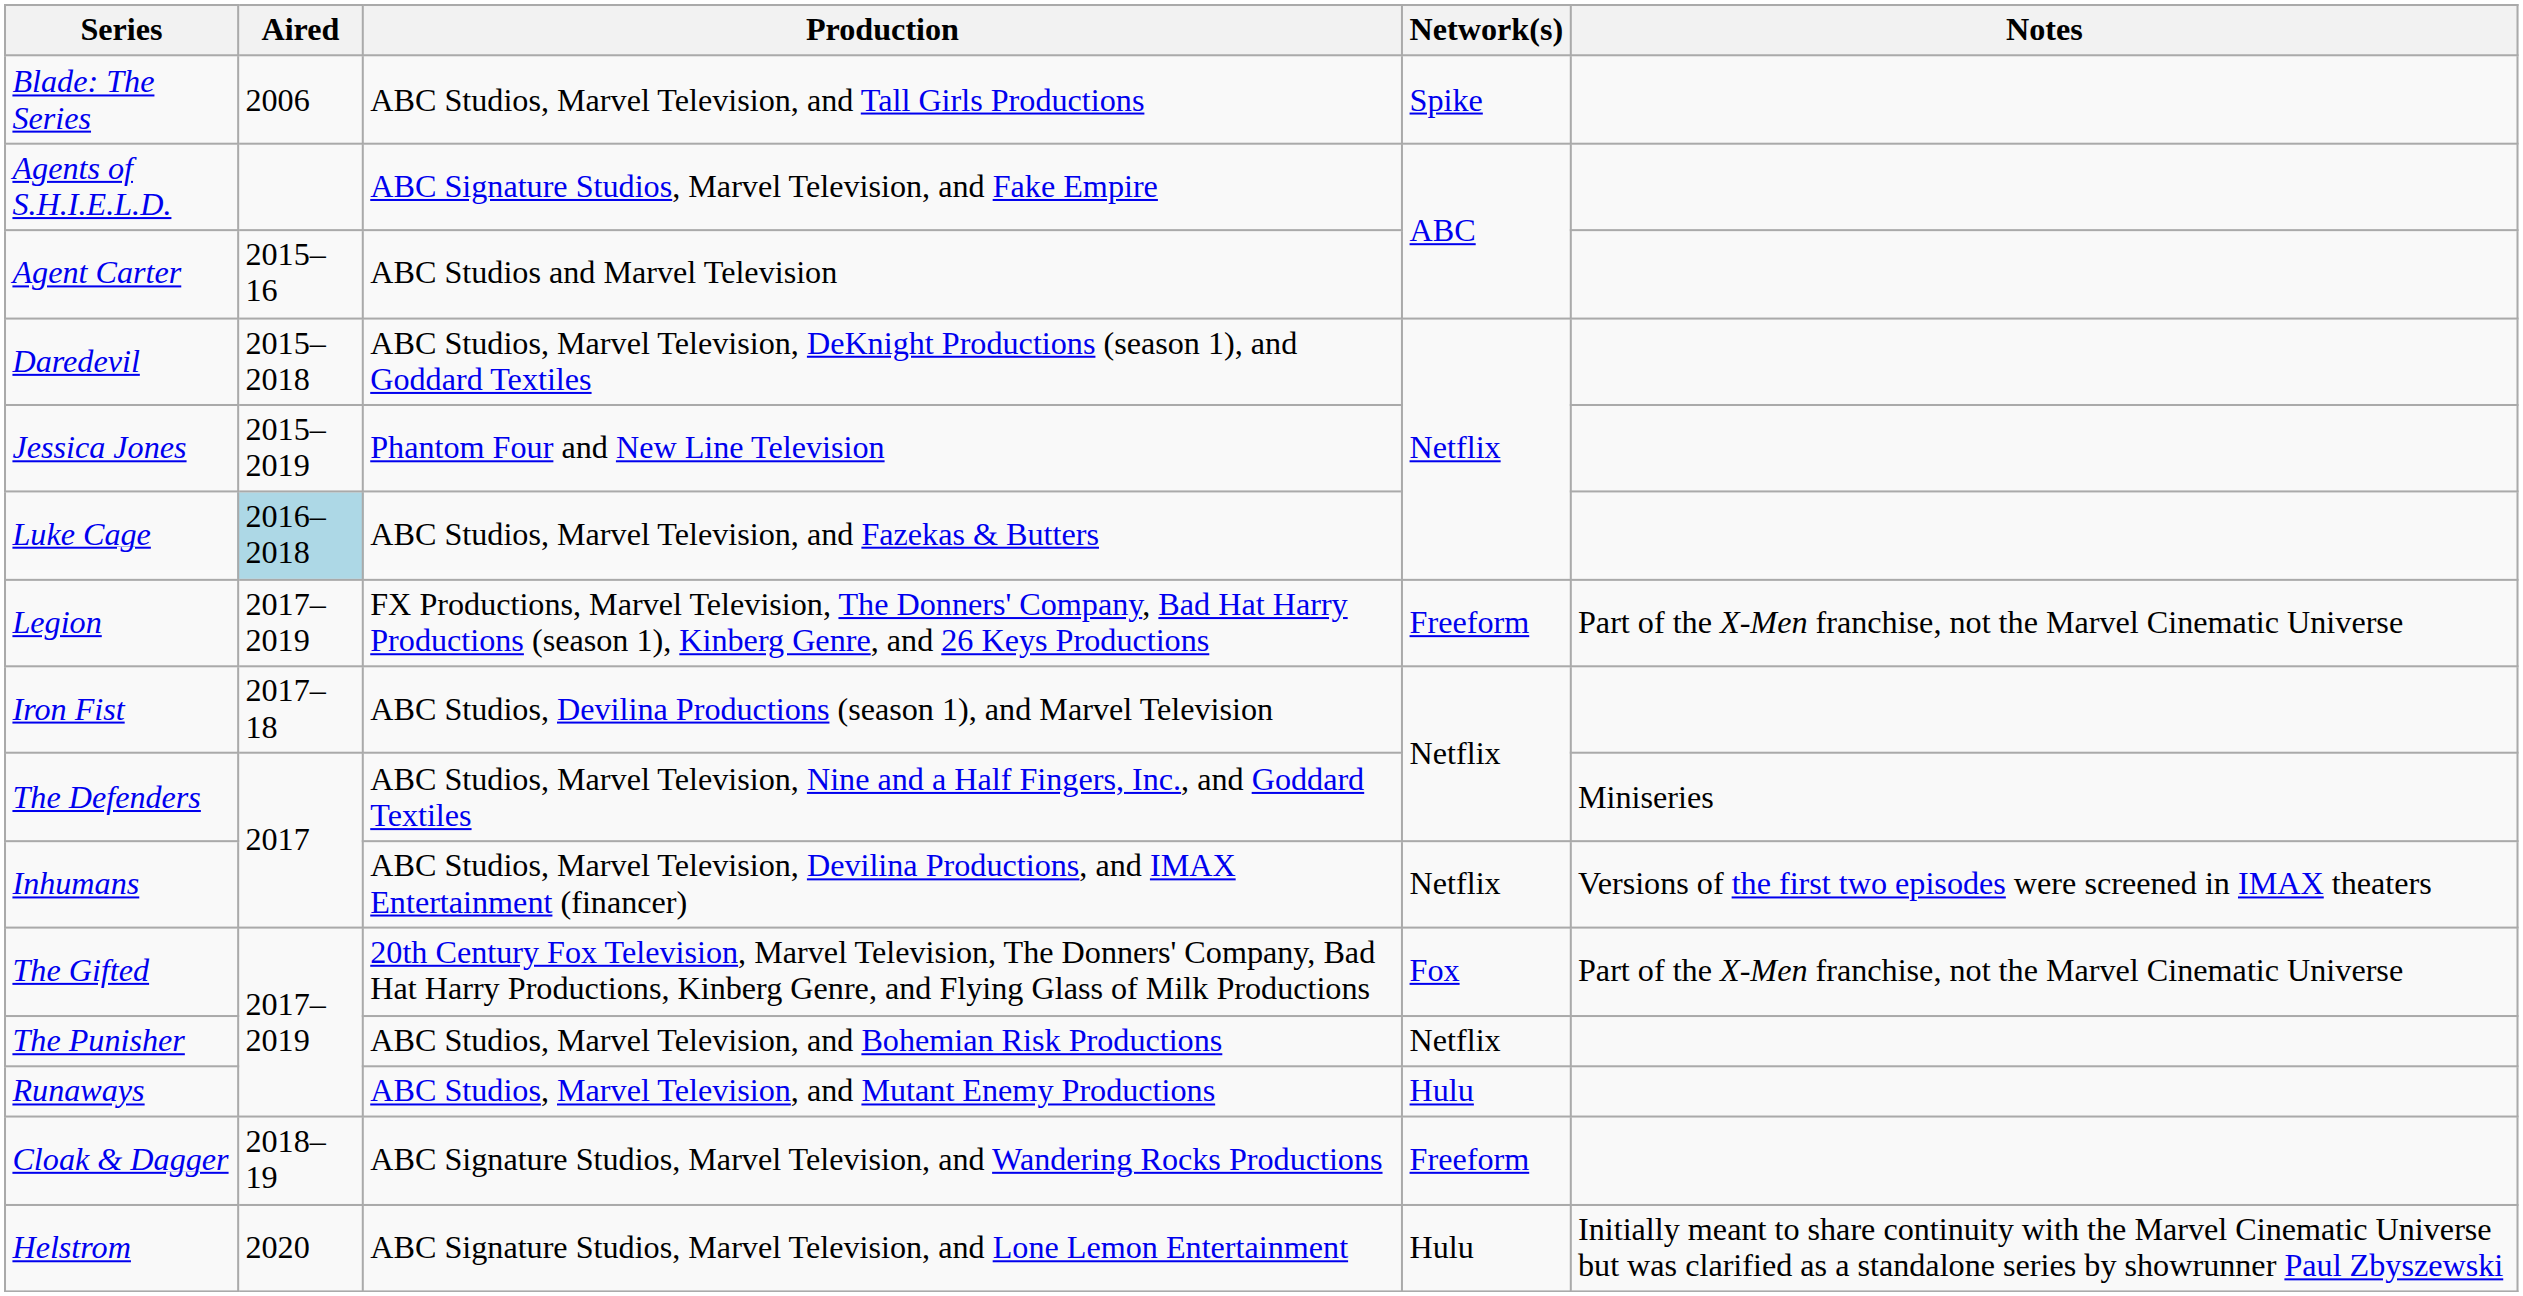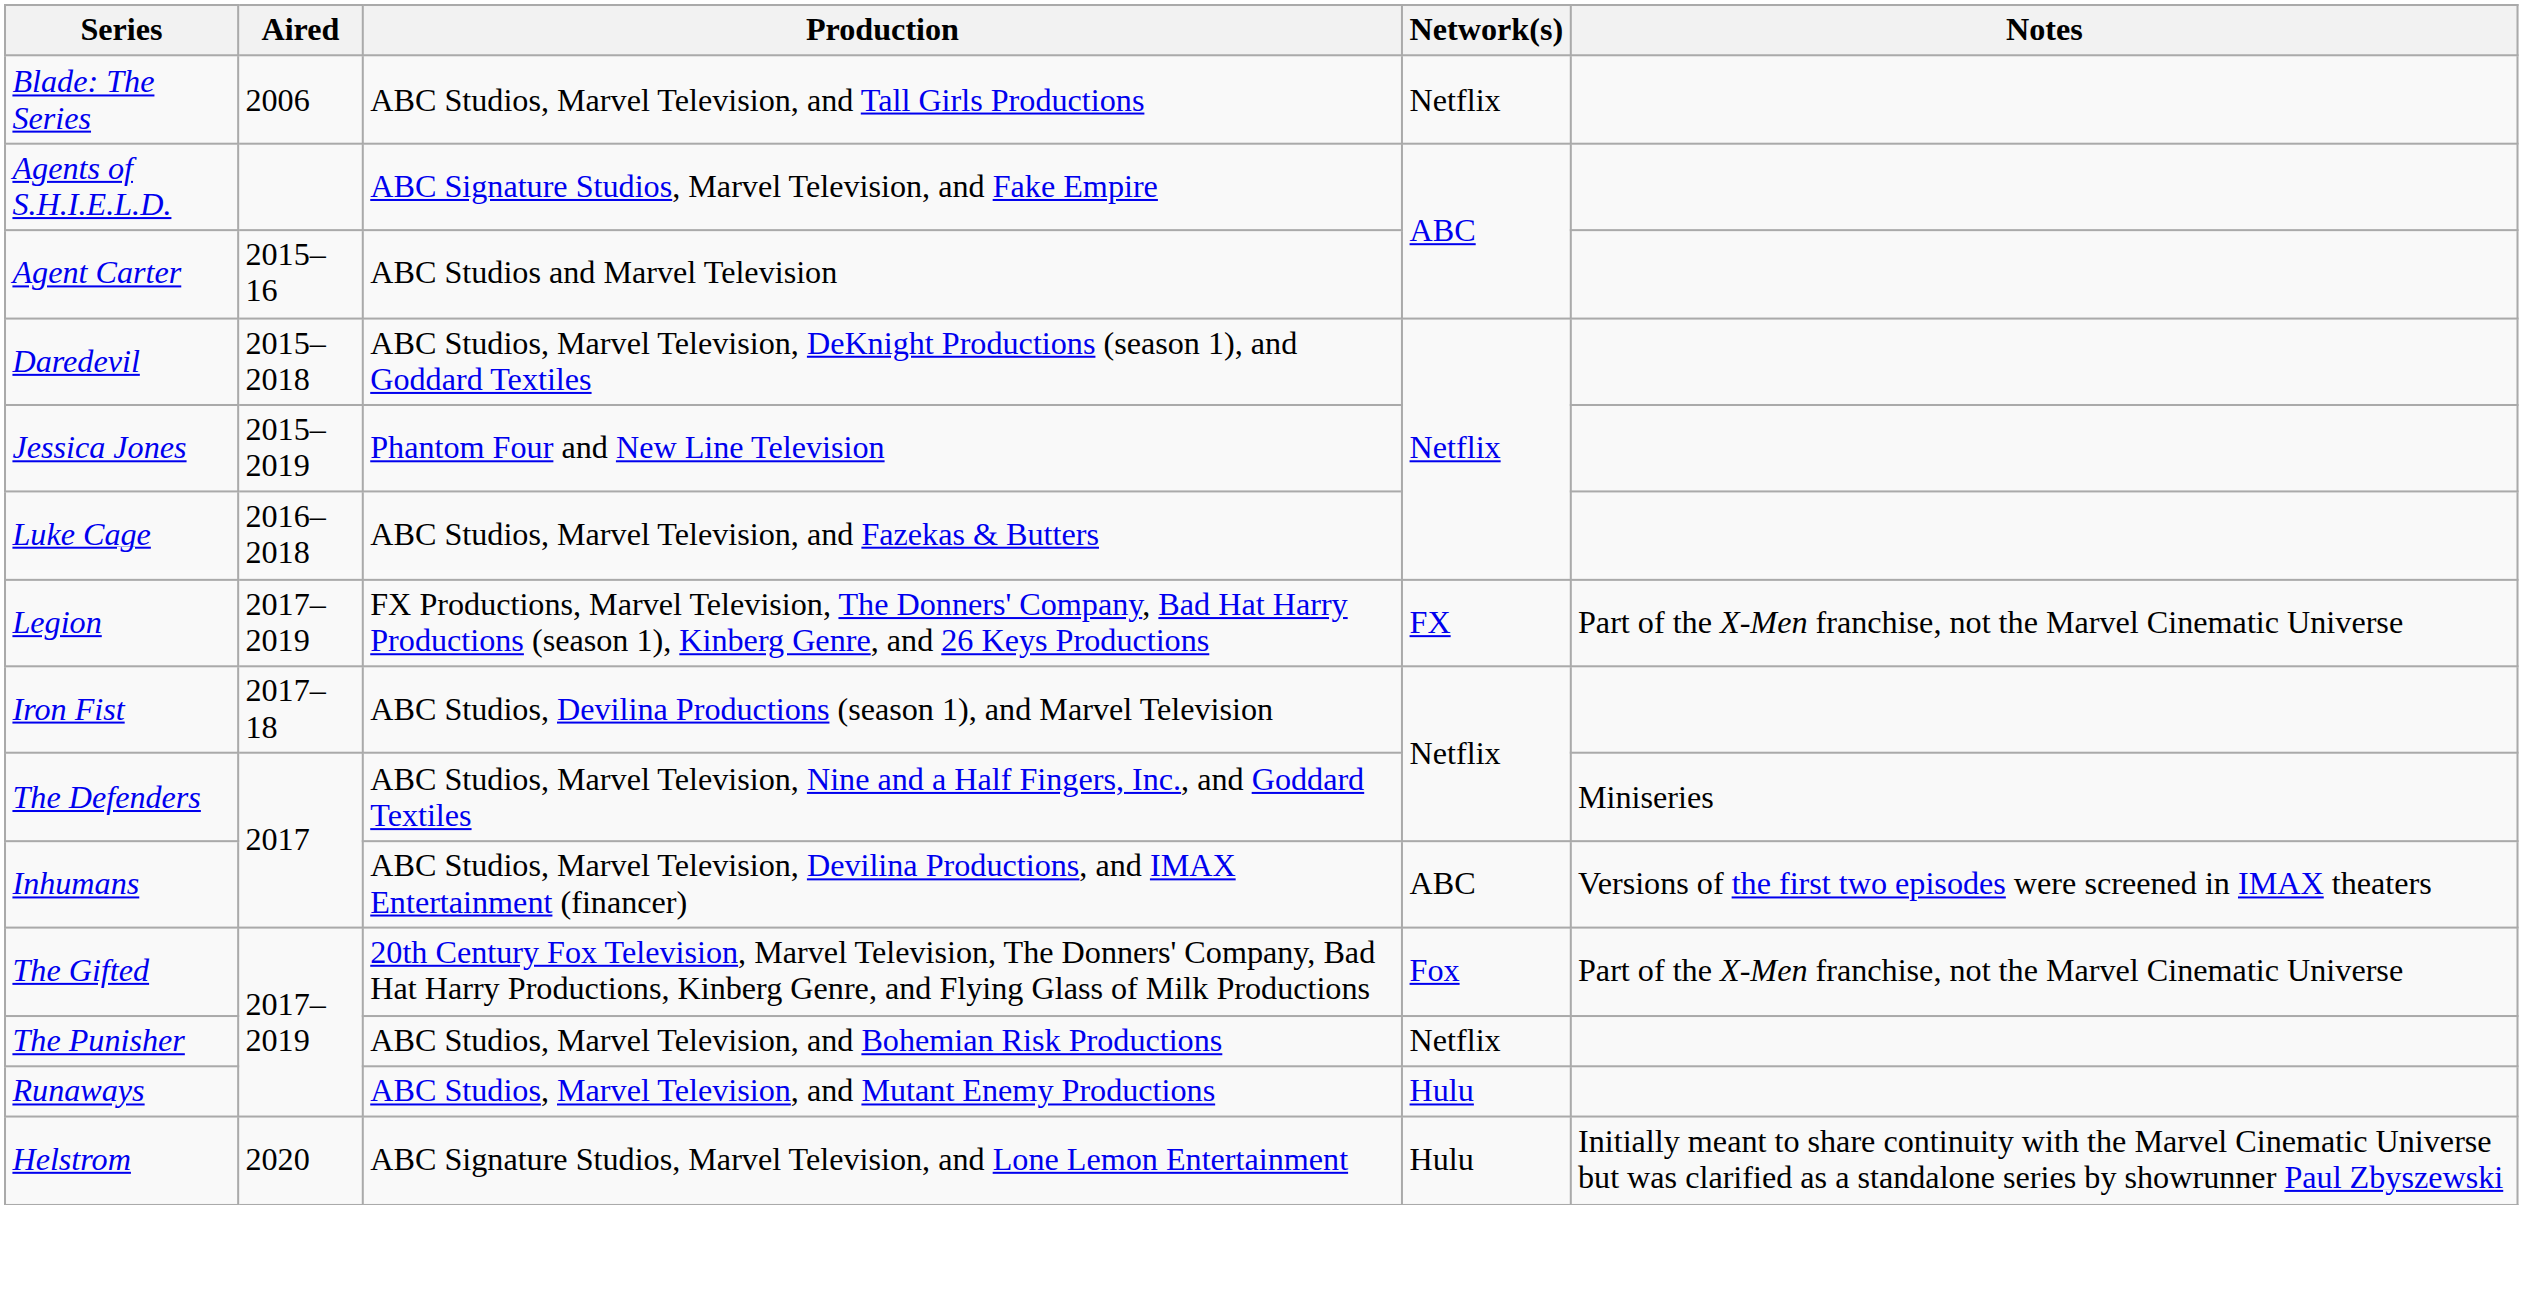(1446, 99) Spike -> (1455, 99) Netflix
(286, 535) lightblue background -> (286, 535) no background
(1469, 622) Freeform -> (1430, 622) FX
(1455, 883) Netflix -> (1443, 883) ABC
- row: (121, 1160)
